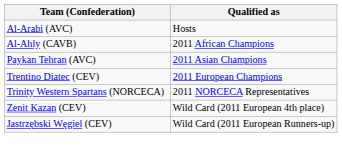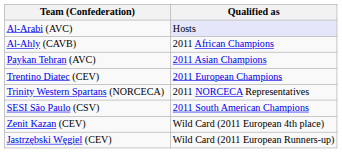(184, 28) no background -> (184, 28) lavender background
+ row: (53, 108)
